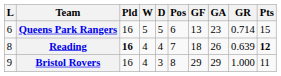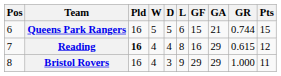columns swapped: (178, 12) <-> (10, 12)
(196, 29) 13 -> (196, 29) 15
(216, 29) 23 -> (216, 29) 21
(243, 29) 0.714 -> (243, 29) 0.744
(196, 46) 18 -> (196, 46) 16
(216, 46) 26 -> (216, 46) 29
(243, 46) 0.639 -> (243, 46) 0.615
(265, 46) bold -> (265, 46) normal
